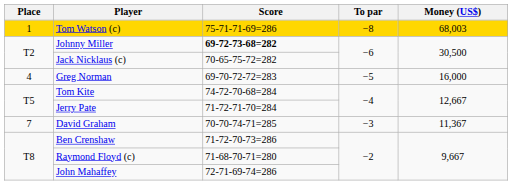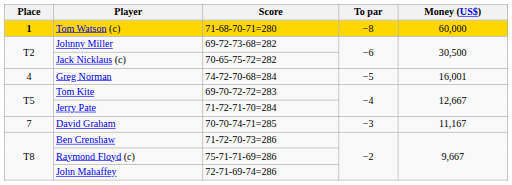(29, 28) normal -> (29, 28) bold
(241, 28) 75-71-71-69=286 -> (241, 28) 71-68-70-71=280
(453, 28) 68,003 -> (453, 28) 60,000
(241, 44) bold -> (241, 44) normal
(241, 76) 69-70-72-72=283 -> (241, 76) 74-72-70-68=284
(453, 76) 16,000 -> (453, 76) 16,001
(241, 92) 74-72-70-68=284 -> (241, 92) 69-70-72-72=283
(453, 124) 11,367 -> (453, 124) 11,167
(241, 156) 71-68-70-71=280 -> (241, 156) 75-71-71-69=286
